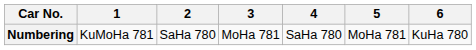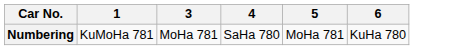- column: (188, 14)
